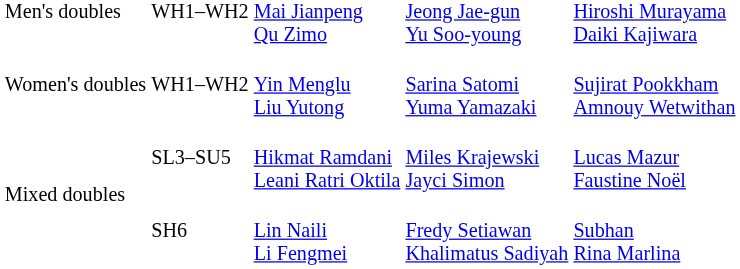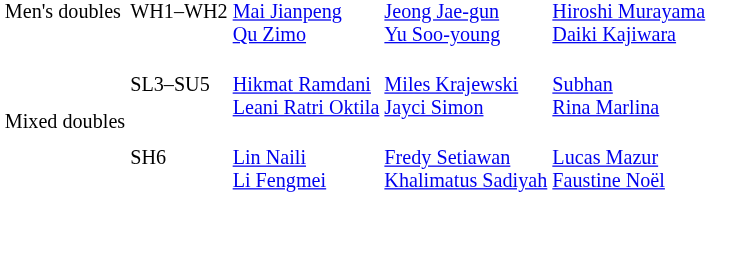- row: (200, 84)
(630, 169) Lucas Mazur Faustine Noël -> (606, 96) Subhan Rina Marlina
(627, 242) Subhan Rina Marlina -> (609, 169) Lucas Mazur Faustine Noël
